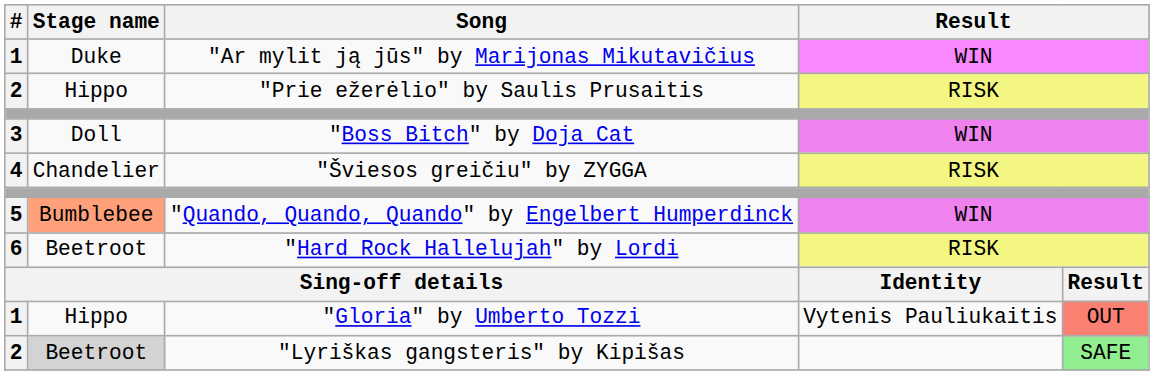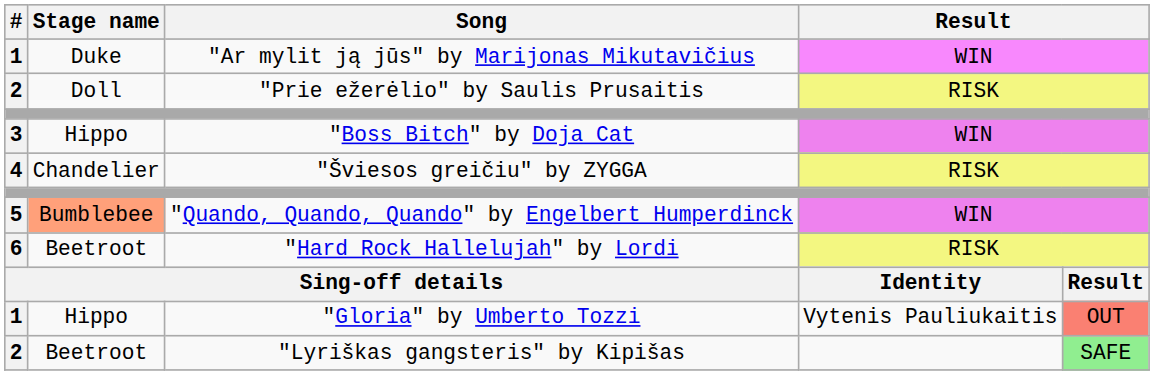(96, 91) Hippo -> (96, 91) Doll
(96, 136) Doll -> (96, 136) Hippo
(96, 353) lightgrey background -> (96, 353) no background
